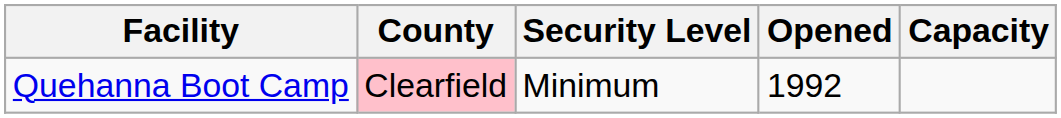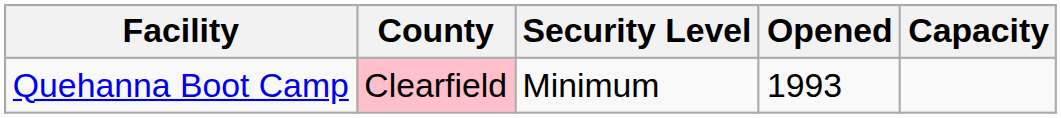(805, 84) 1992 -> (805, 84) 1993
